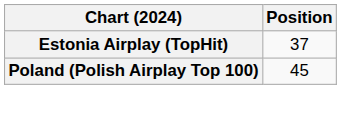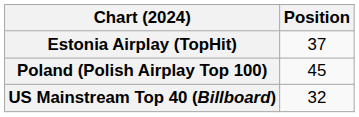+ row: (142, 97)
